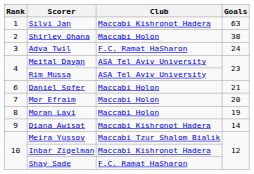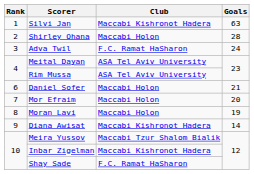(236, 36) 38 -> (236, 36) 28
